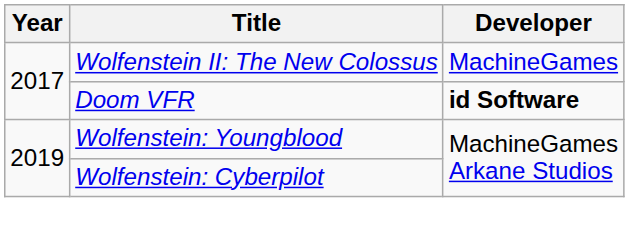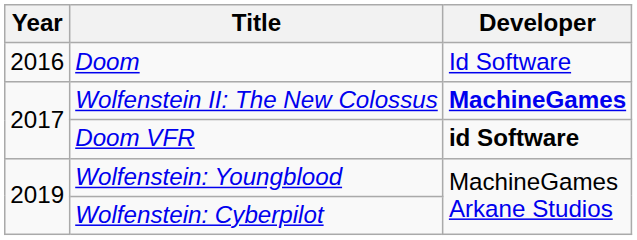+ row: (107, 61)
(533, 61) normal -> (538, 100) bold
